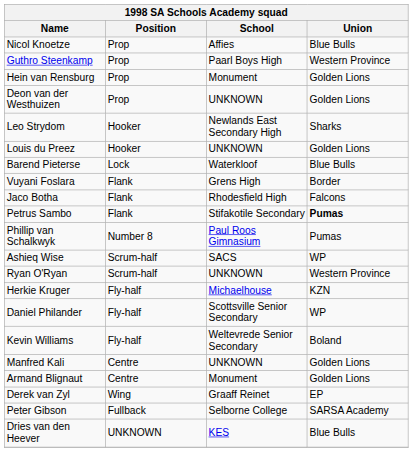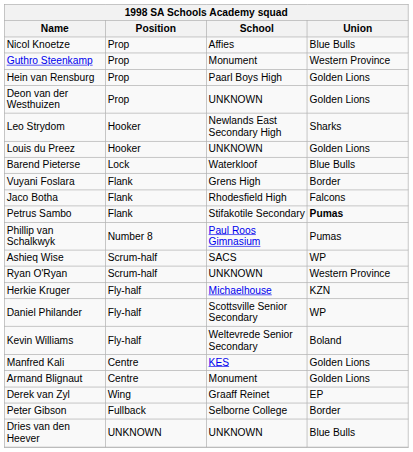(245, 61) Paarl Boys High -> (233, 61) Monument
(233, 77) Monument -> (245, 77) Paarl Boys High
(236, 362) UNKNOWN -> (219, 362) KES
(349, 411) SARSA Academy -> (325, 411) Border
(219, 433) KES -> (236, 433) UNKNOWN
